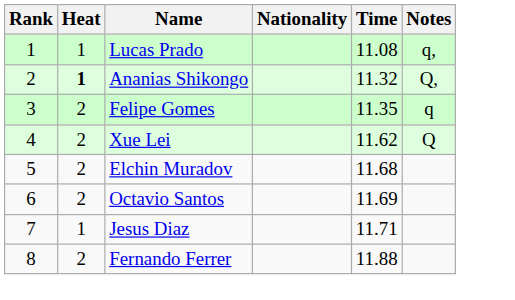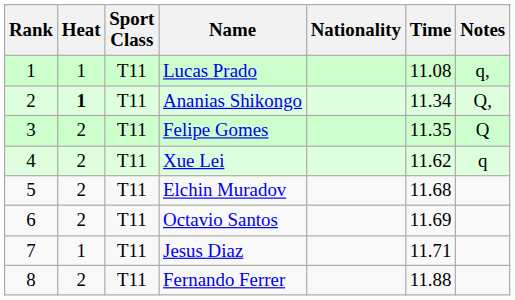+ column: (132, 30)
(377, 79) 11.32 -> (431, 100) 11.34
(429, 109) q -> (483, 130) Q
(429, 139) Q -> (483, 160) q
